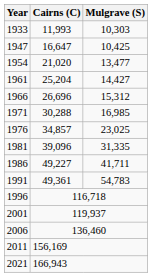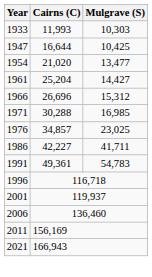(57, 46) 16,647 -> (57, 46) 16,644
- row: (17, 146)
(57, 163) 49,227 -> (57, 146) 42,227
